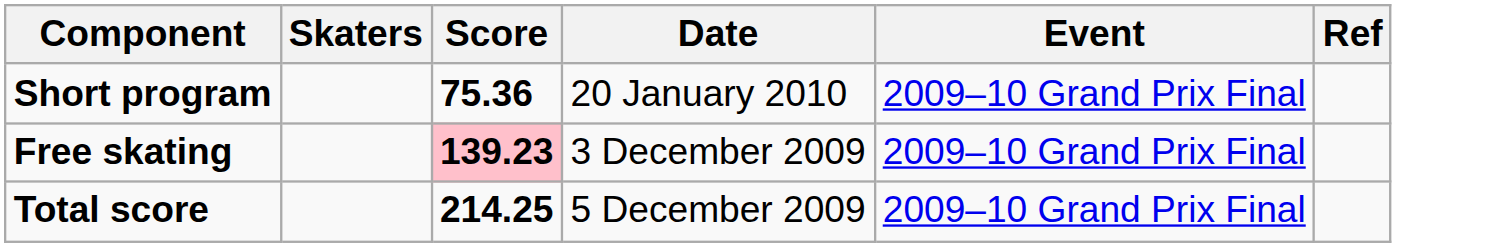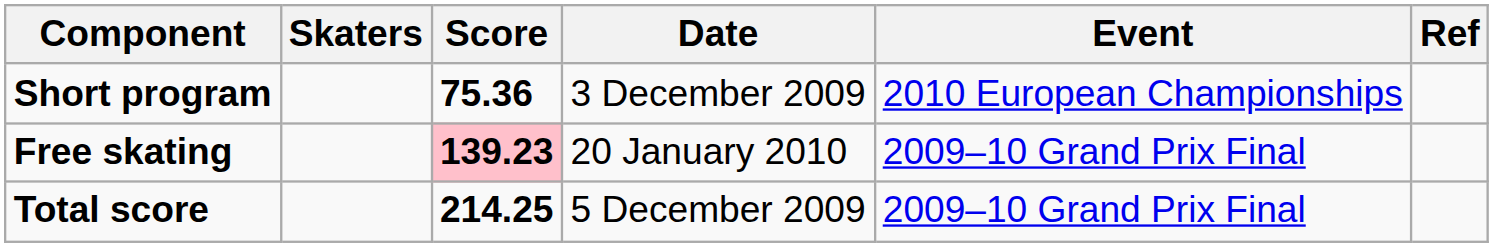(709, 92) 20 January 2010 -> (718, 92) 3 December 2009
(1094, 92) 2009–10 Grand Prix Final -> (1143, 92) 2010 European Championships
(718, 151) 3 December 2009 -> (709, 151) 20 January 2010
